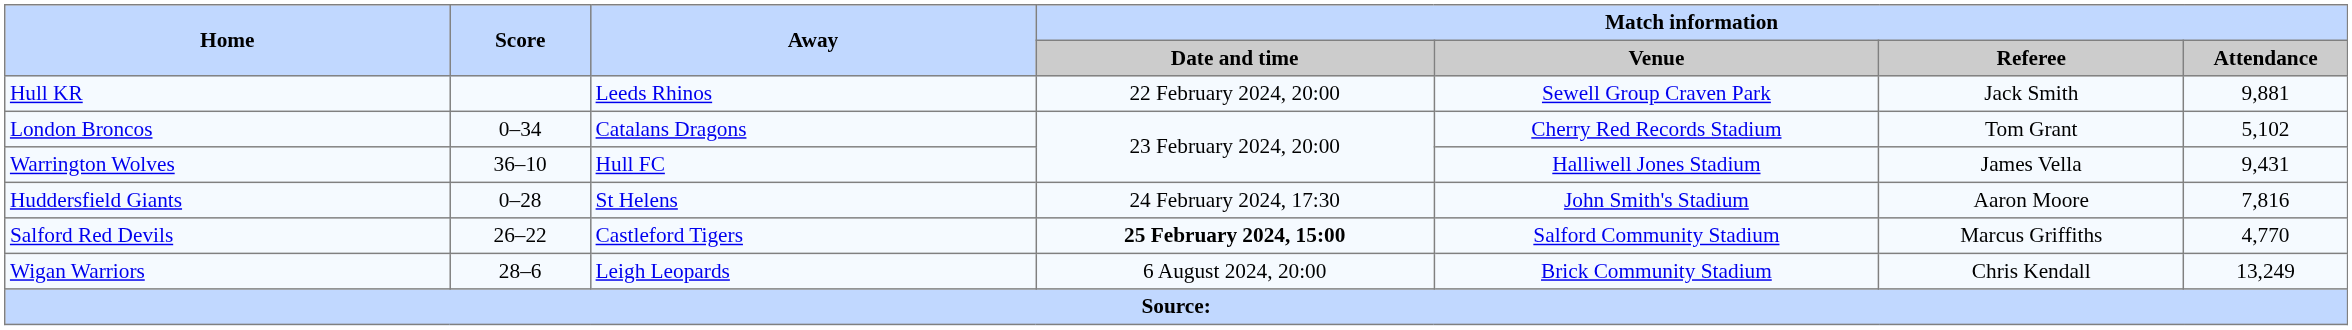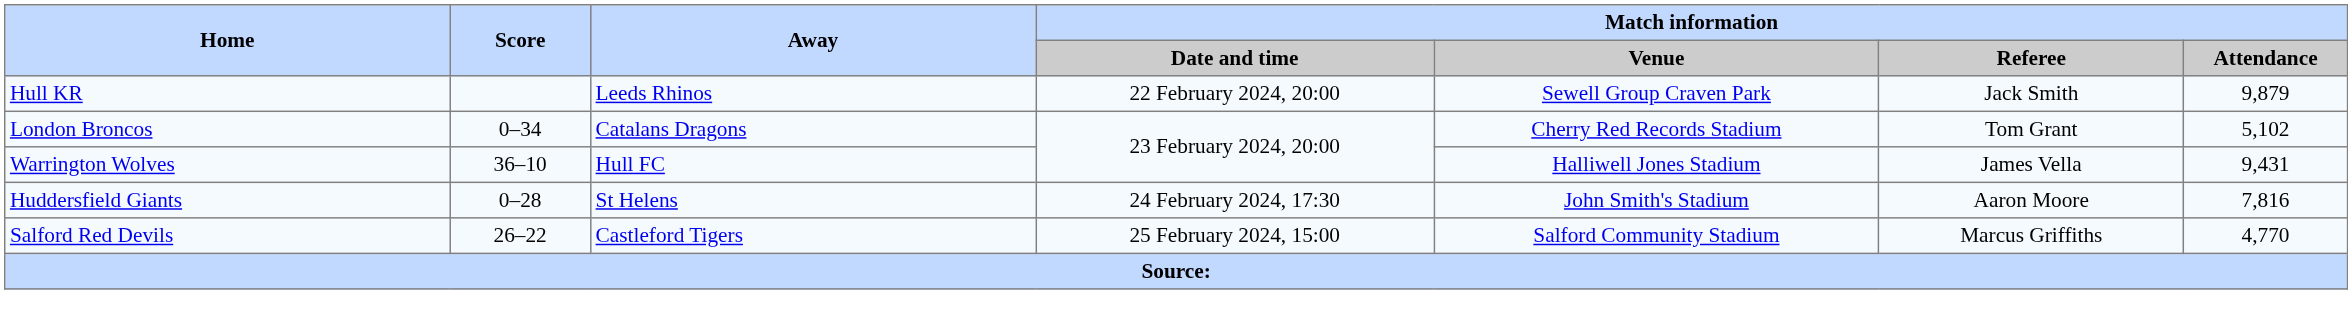(2266, 93) 9,881 -> (2266, 93) 9,879
(1235, 235) bold -> (1235, 235) normal
- row: (77, 270)
